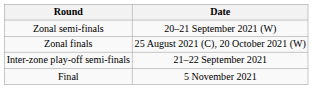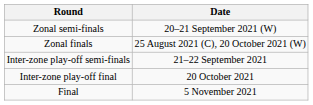+ row: (68, 76)
